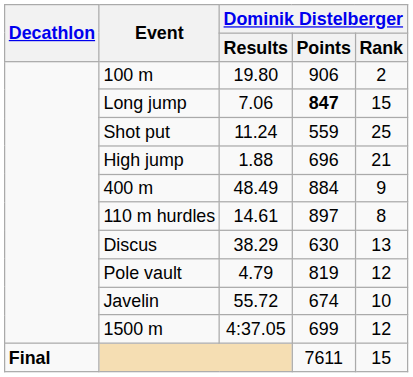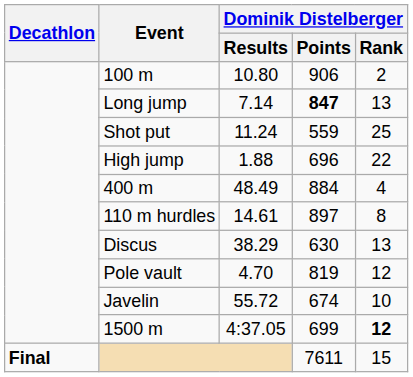(256, 76) 19.80 -> (256, 76) 10.80
(256, 104) 7.06 -> (256, 104) 7.14
(381, 104) 15 -> (381, 104) 13
(381, 160) 21 -> (381, 160) 22
(381, 188) 9 -> (381, 188) 4
(256, 273) 4.79 -> (256, 273) 4.70
(381, 329) normal -> (381, 329) bold
